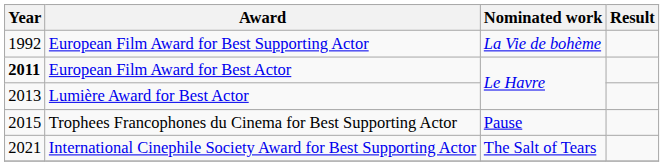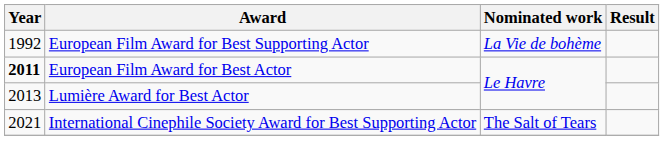- row: (253, 122)
